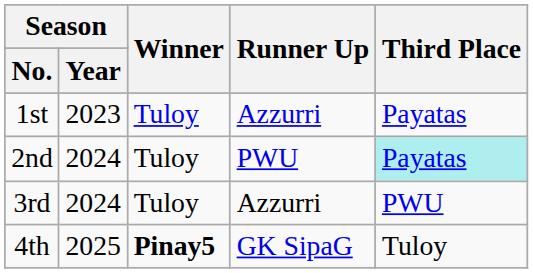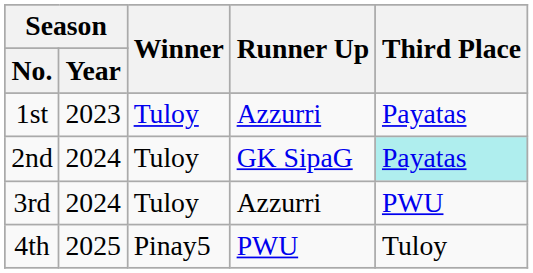(267, 158) PWU -> (295, 158) GK SipaG
(174, 245) bold -> (172, 245) normal
(295, 245) GK SipaG -> (267, 245) PWU
